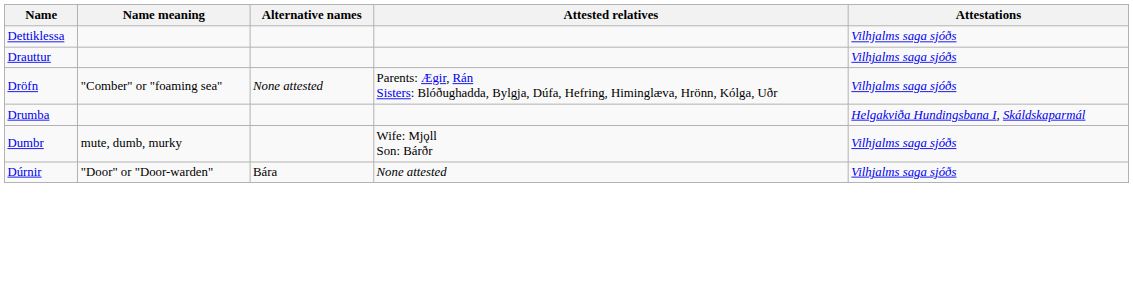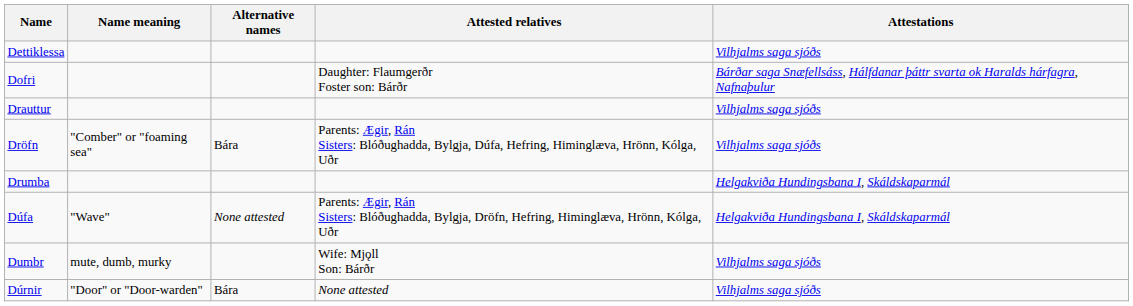+ row: (21, 80)
(288, 86) None attested -> (226, 145) Bára
+ row: (20, 217)
